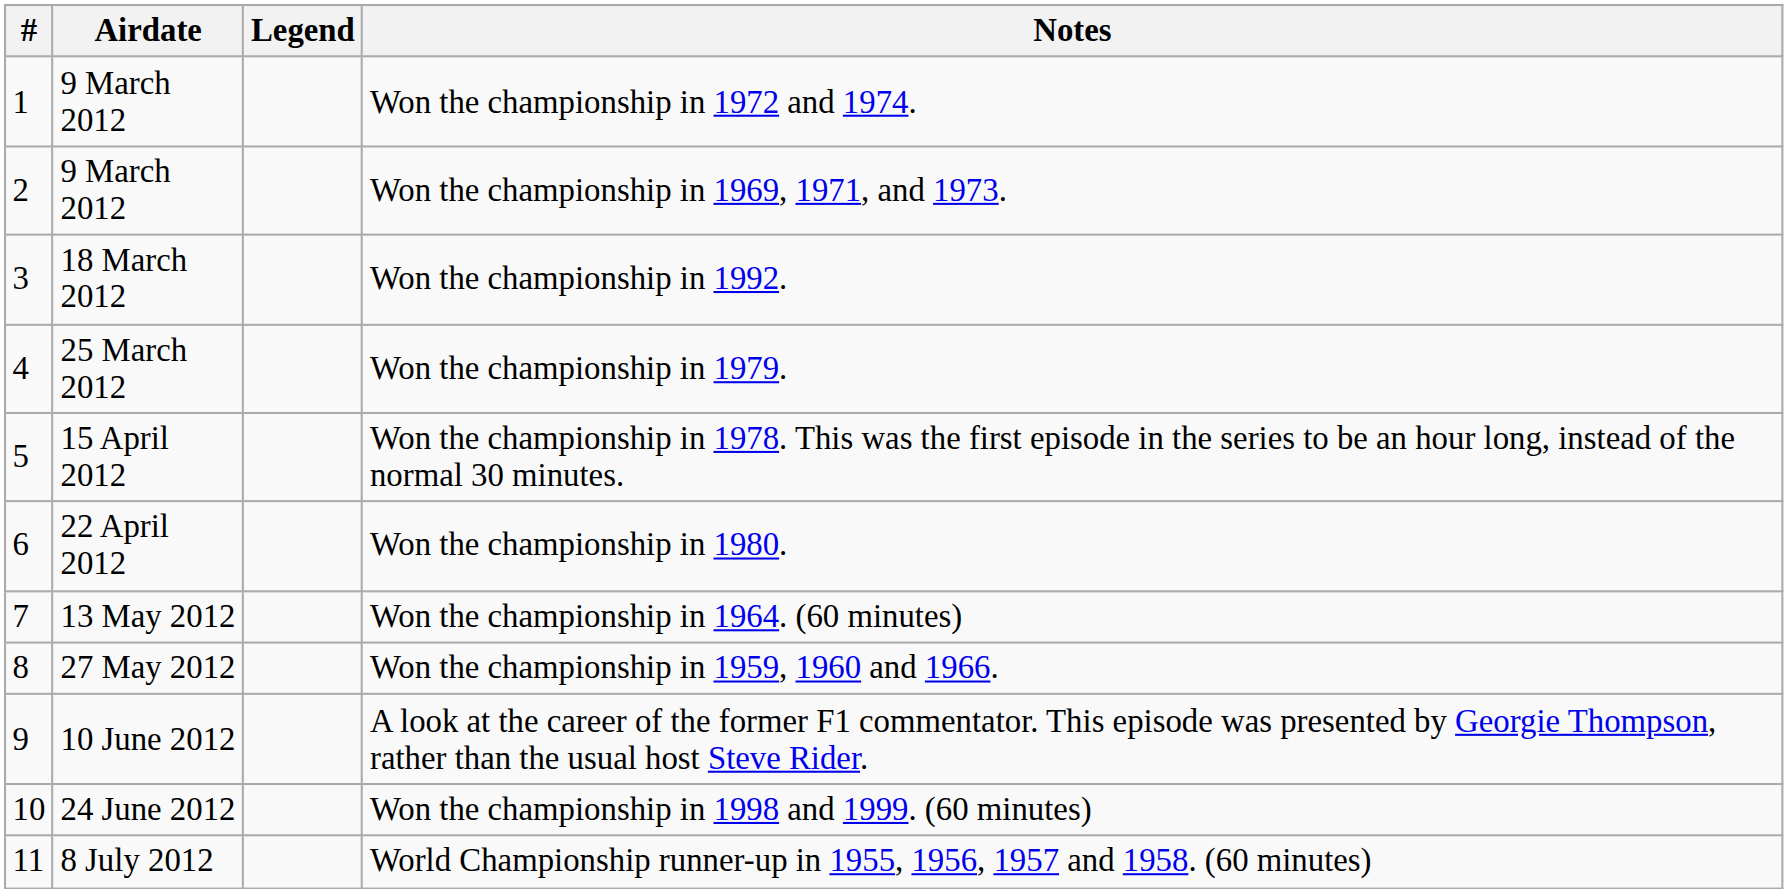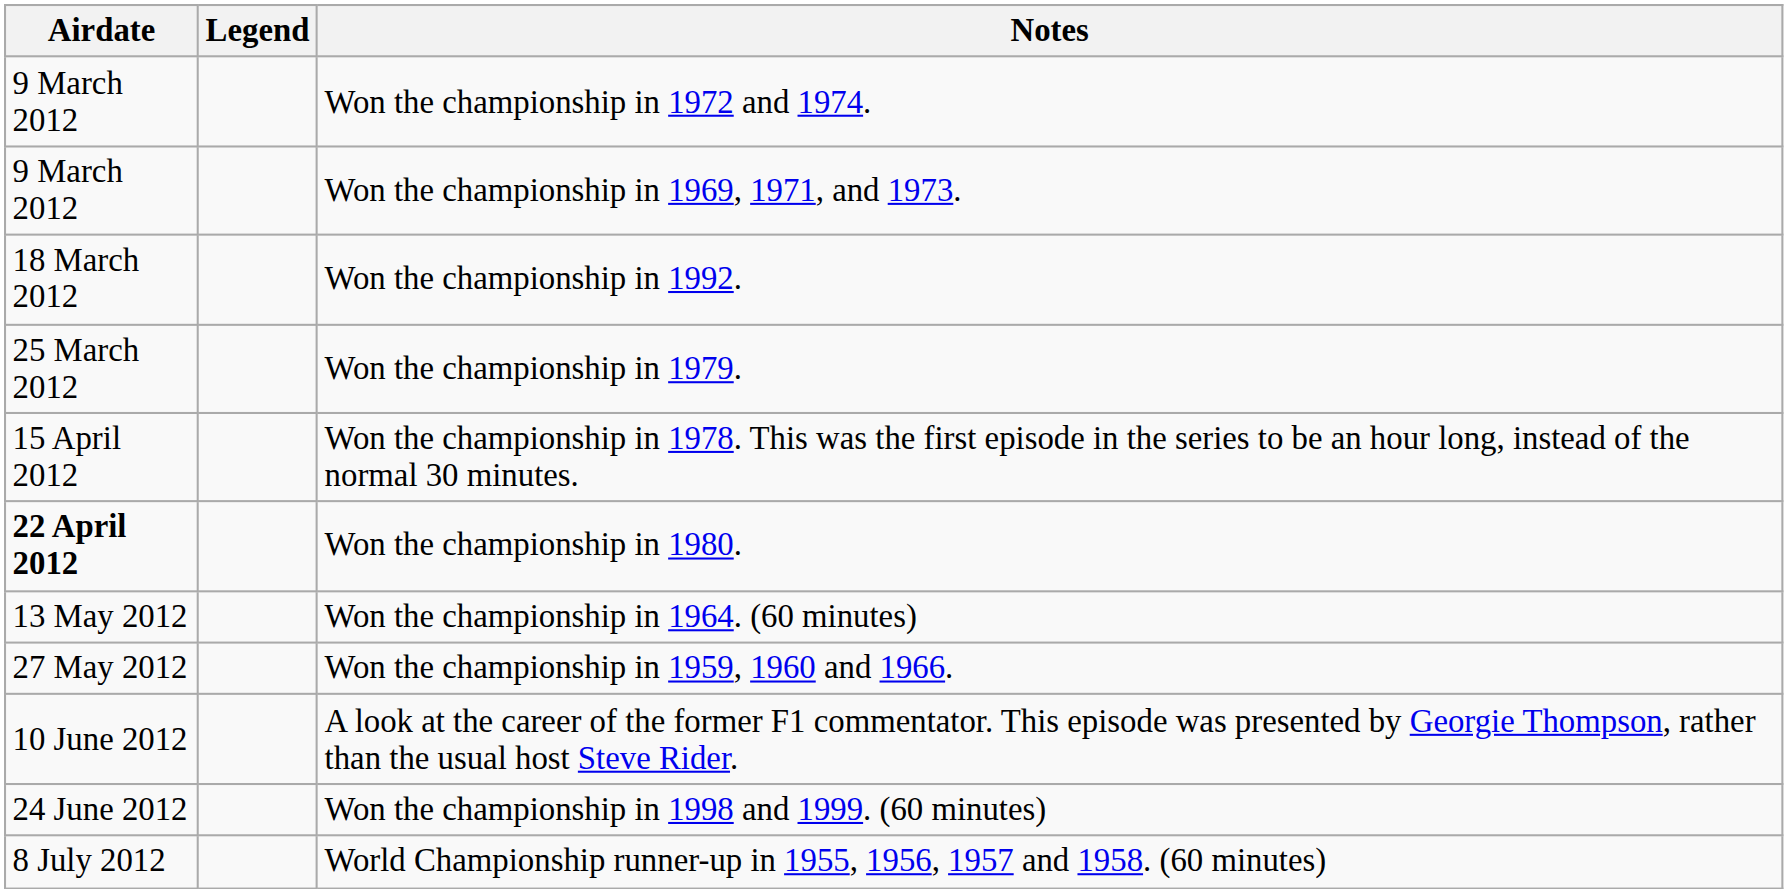- column: (29, 30)
(115, 545) normal -> (70, 545) bold
